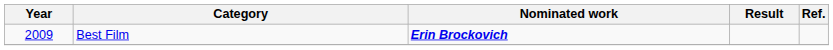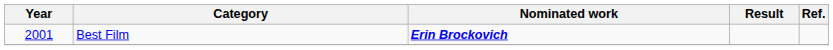(39, 34) 2009 -> (39, 34) 2001
